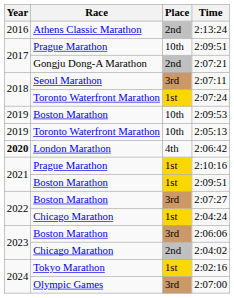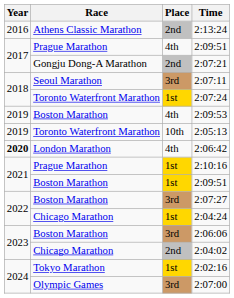(174, 47) 10th -> (172, 47) 4th
(174, 115) 10th -> (172, 115) 4th
